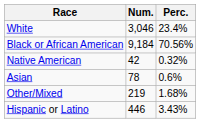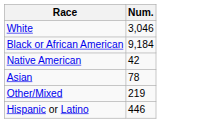- column: (176, 12)
